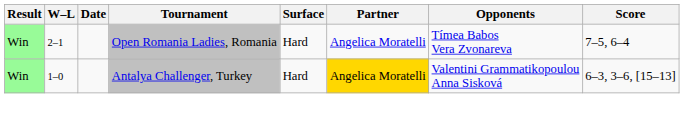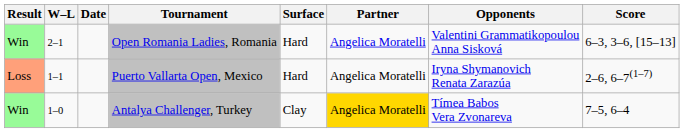(472, 41) Tímea Babos Vera Zvonareva -> (505, 41) Valentini Grammatikopoulou Anna Sisková
(607, 41) 7–5, 6–4 -> (630, 41) 6–3, 3–6, [15–13]
+ row: (187, 75)
(295, 75) Hard -> (295, 110) Clay
(505, 75) Valentini Grammatikopoulou Anna Sisková -> (472, 110) Tímea Babos Vera Zvonareva
(630, 75) 6–3, 3–6, [15–13] -> (607, 110) 7–5, 6–4
